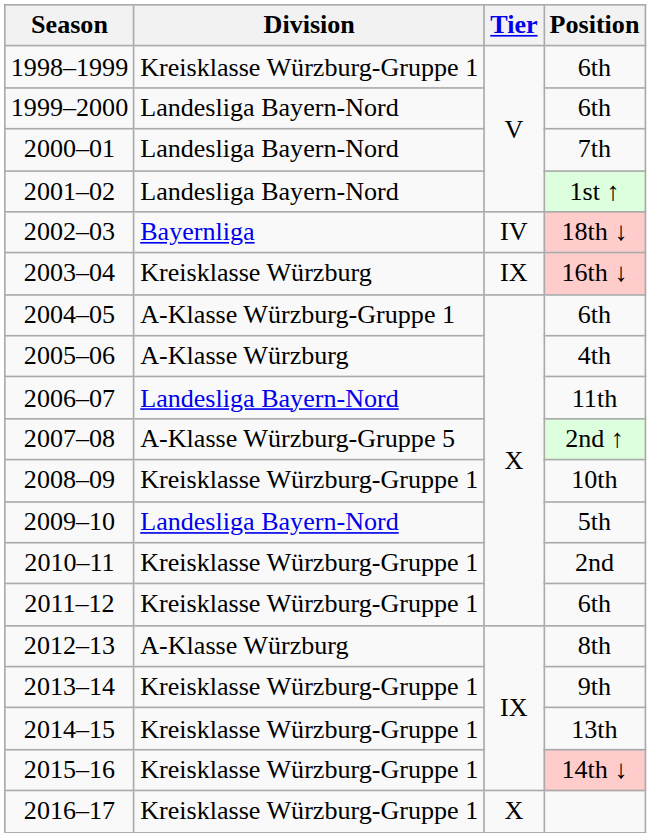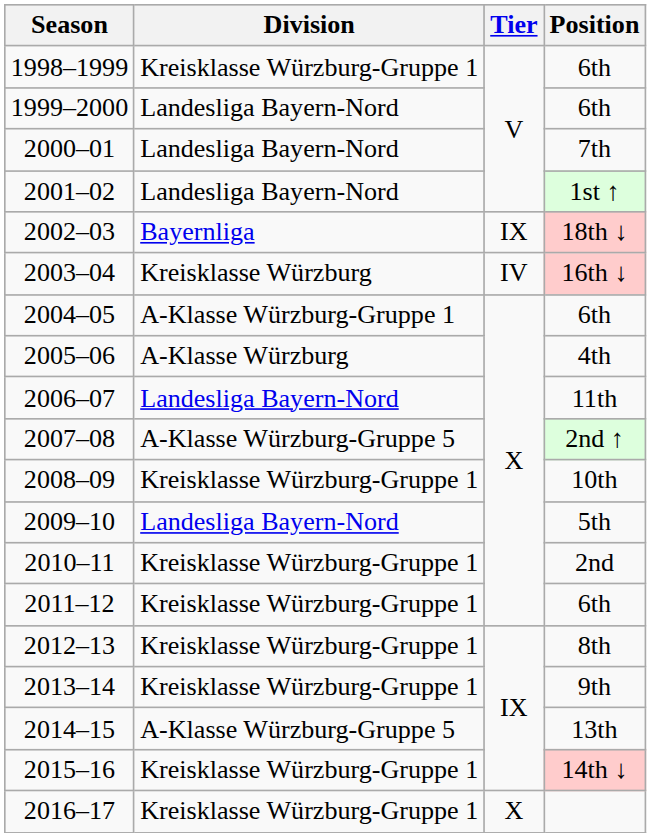(514, 231) IV -> (514, 231) IX
(514, 273) IX -> (514, 273) IV
(244, 645) A-Klasse Würzburg -> (309, 645) Kreisklasse Würzburg-Gruppe 1
(309, 728) Kreisklasse Würzburg-Gruppe 1 -> (298, 728) A-Klasse Würzburg-Gruppe 5
